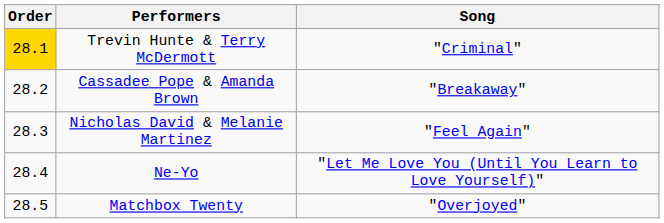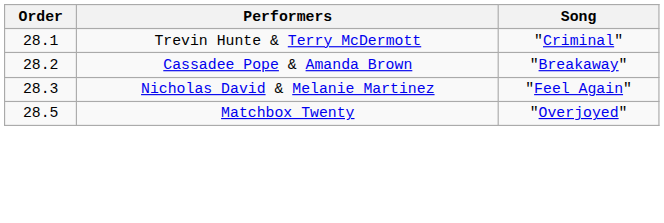(30, 49) gold background -> (41, 41) no background
- row: (176, 173)
